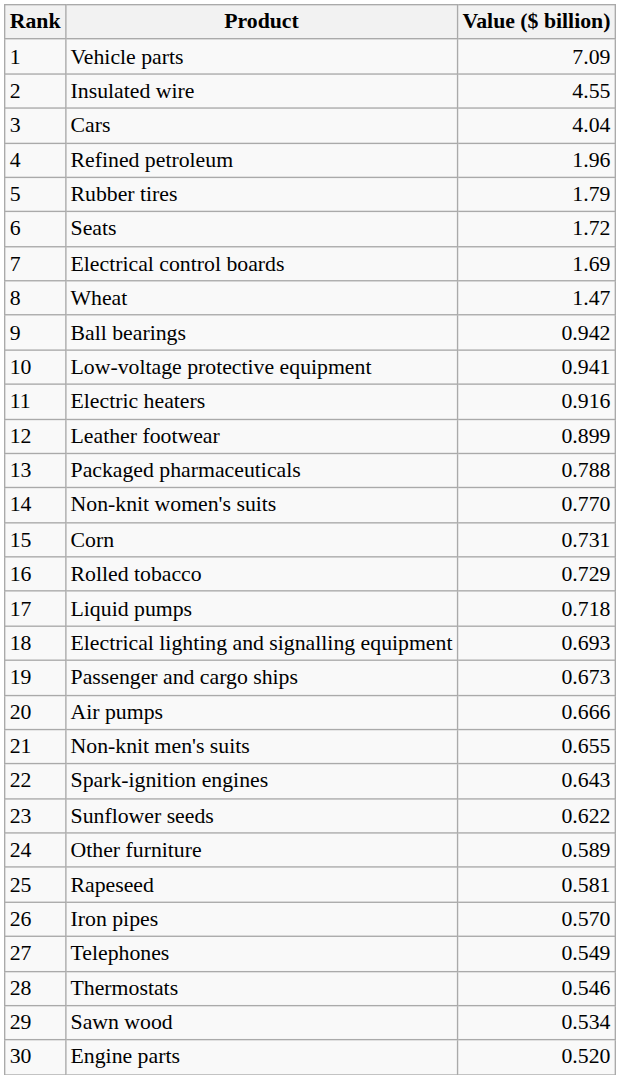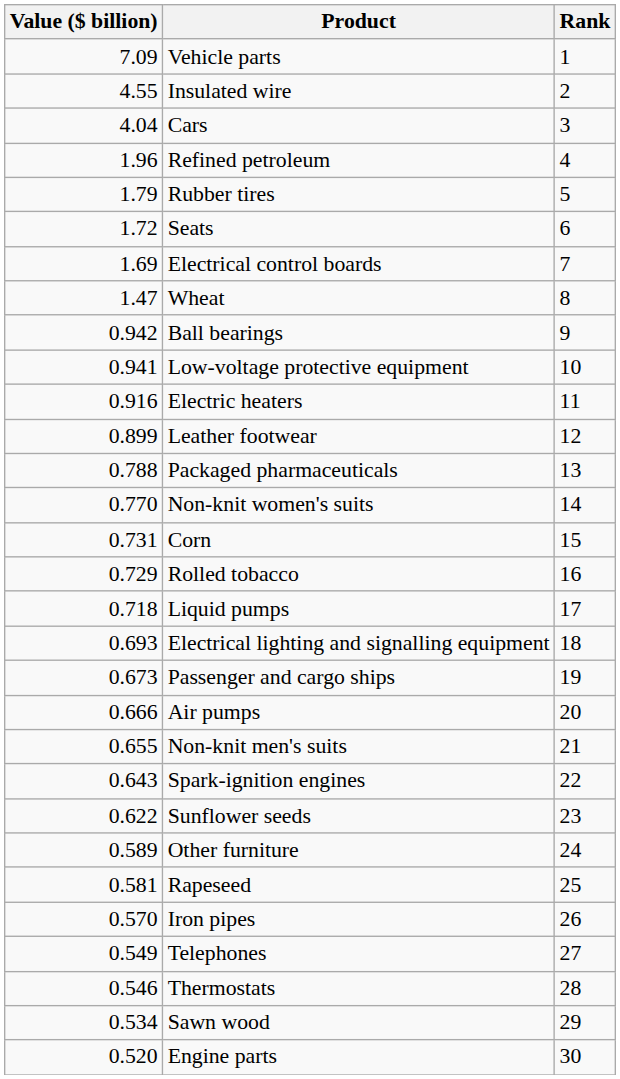columns swapped: (35, 21) <-> (536, 21)
